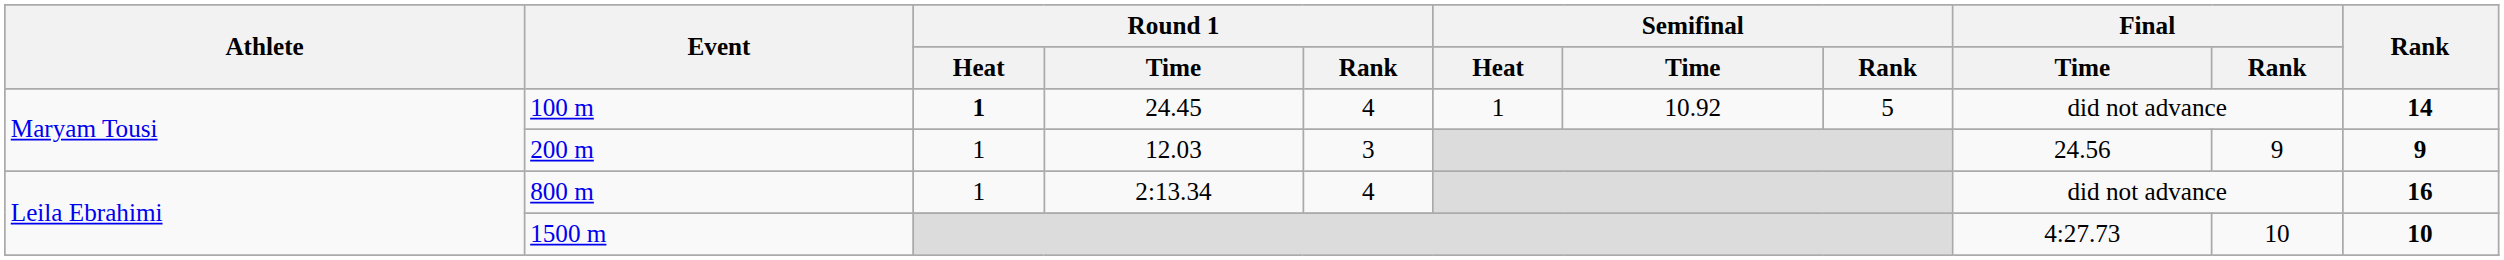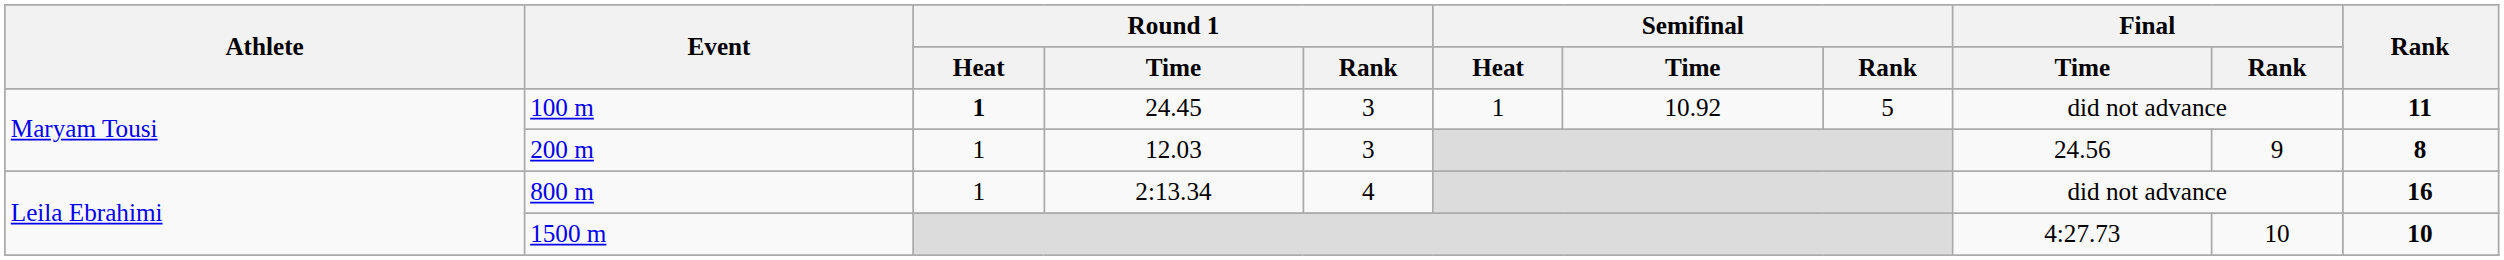(1368, 108) 4 -> (1368, 108) 3
(2420, 108) 14 -> (2420, 108) 11
(2420, 150) 9 -> (2420, 150) 8
